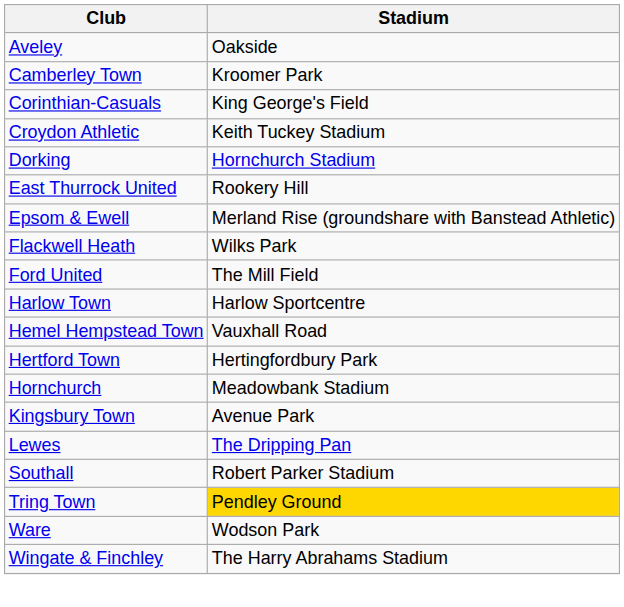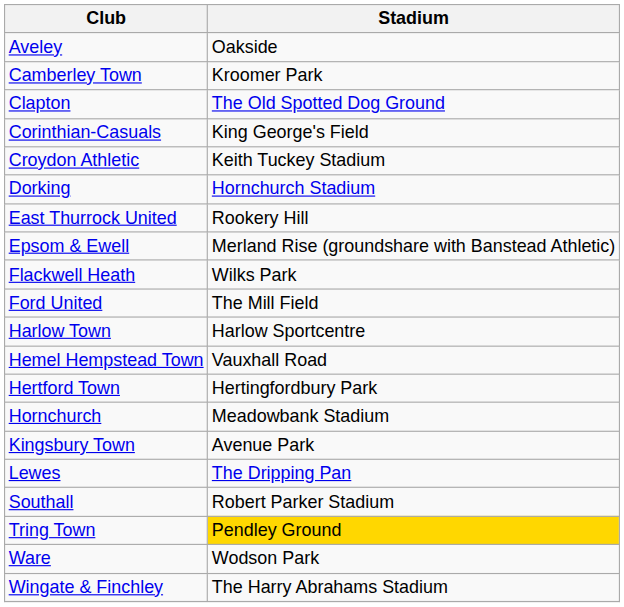+ row: (40, 103)
